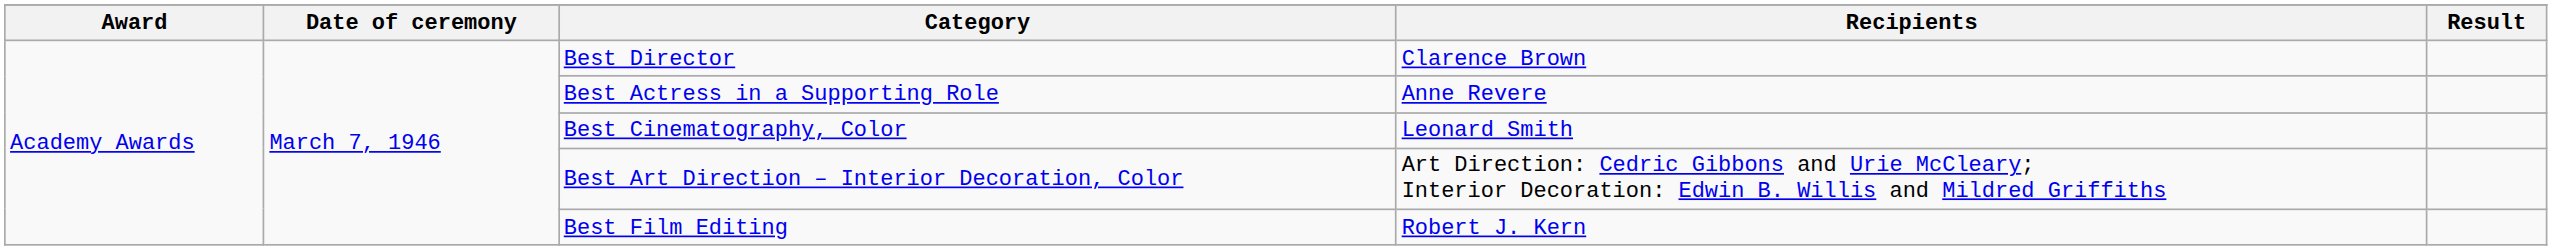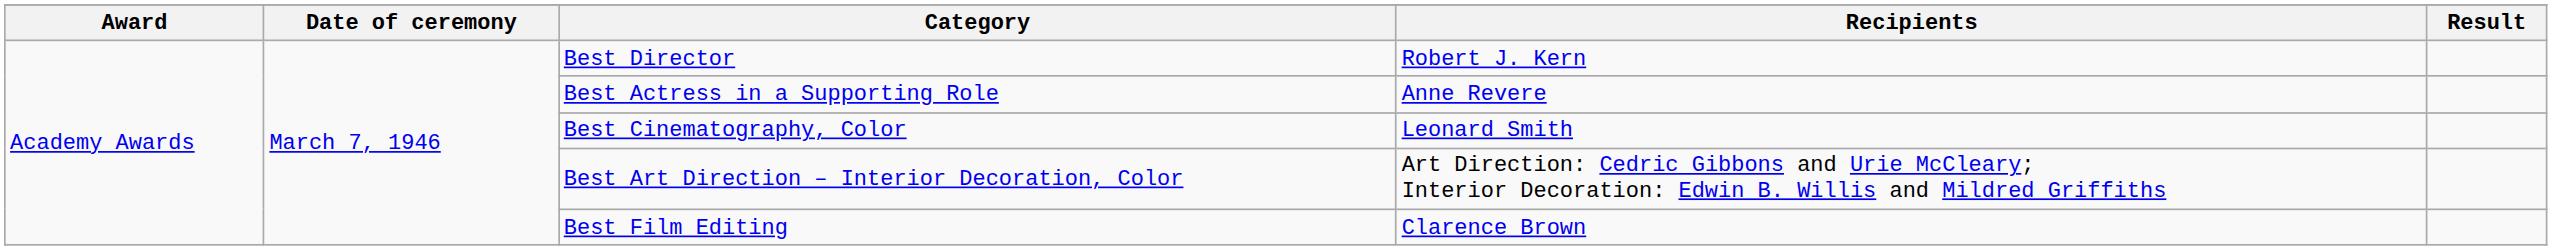(1494, 59) Clarence Brown -> (1494, 59) Robert J. Kern
(1494, 227) Robert J. Kern -> (1494, 227) Clarence Brown
